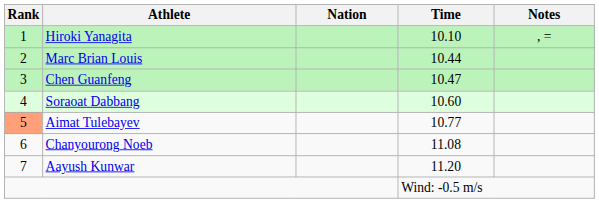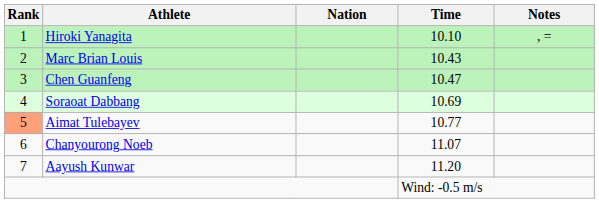(446, 58) 10.44 -> (446, 58) 10.43
(446, 101) 10.60 -> (446, 101) 10.69
(446, 144) 11.08 -> (446, 144) 11.07
